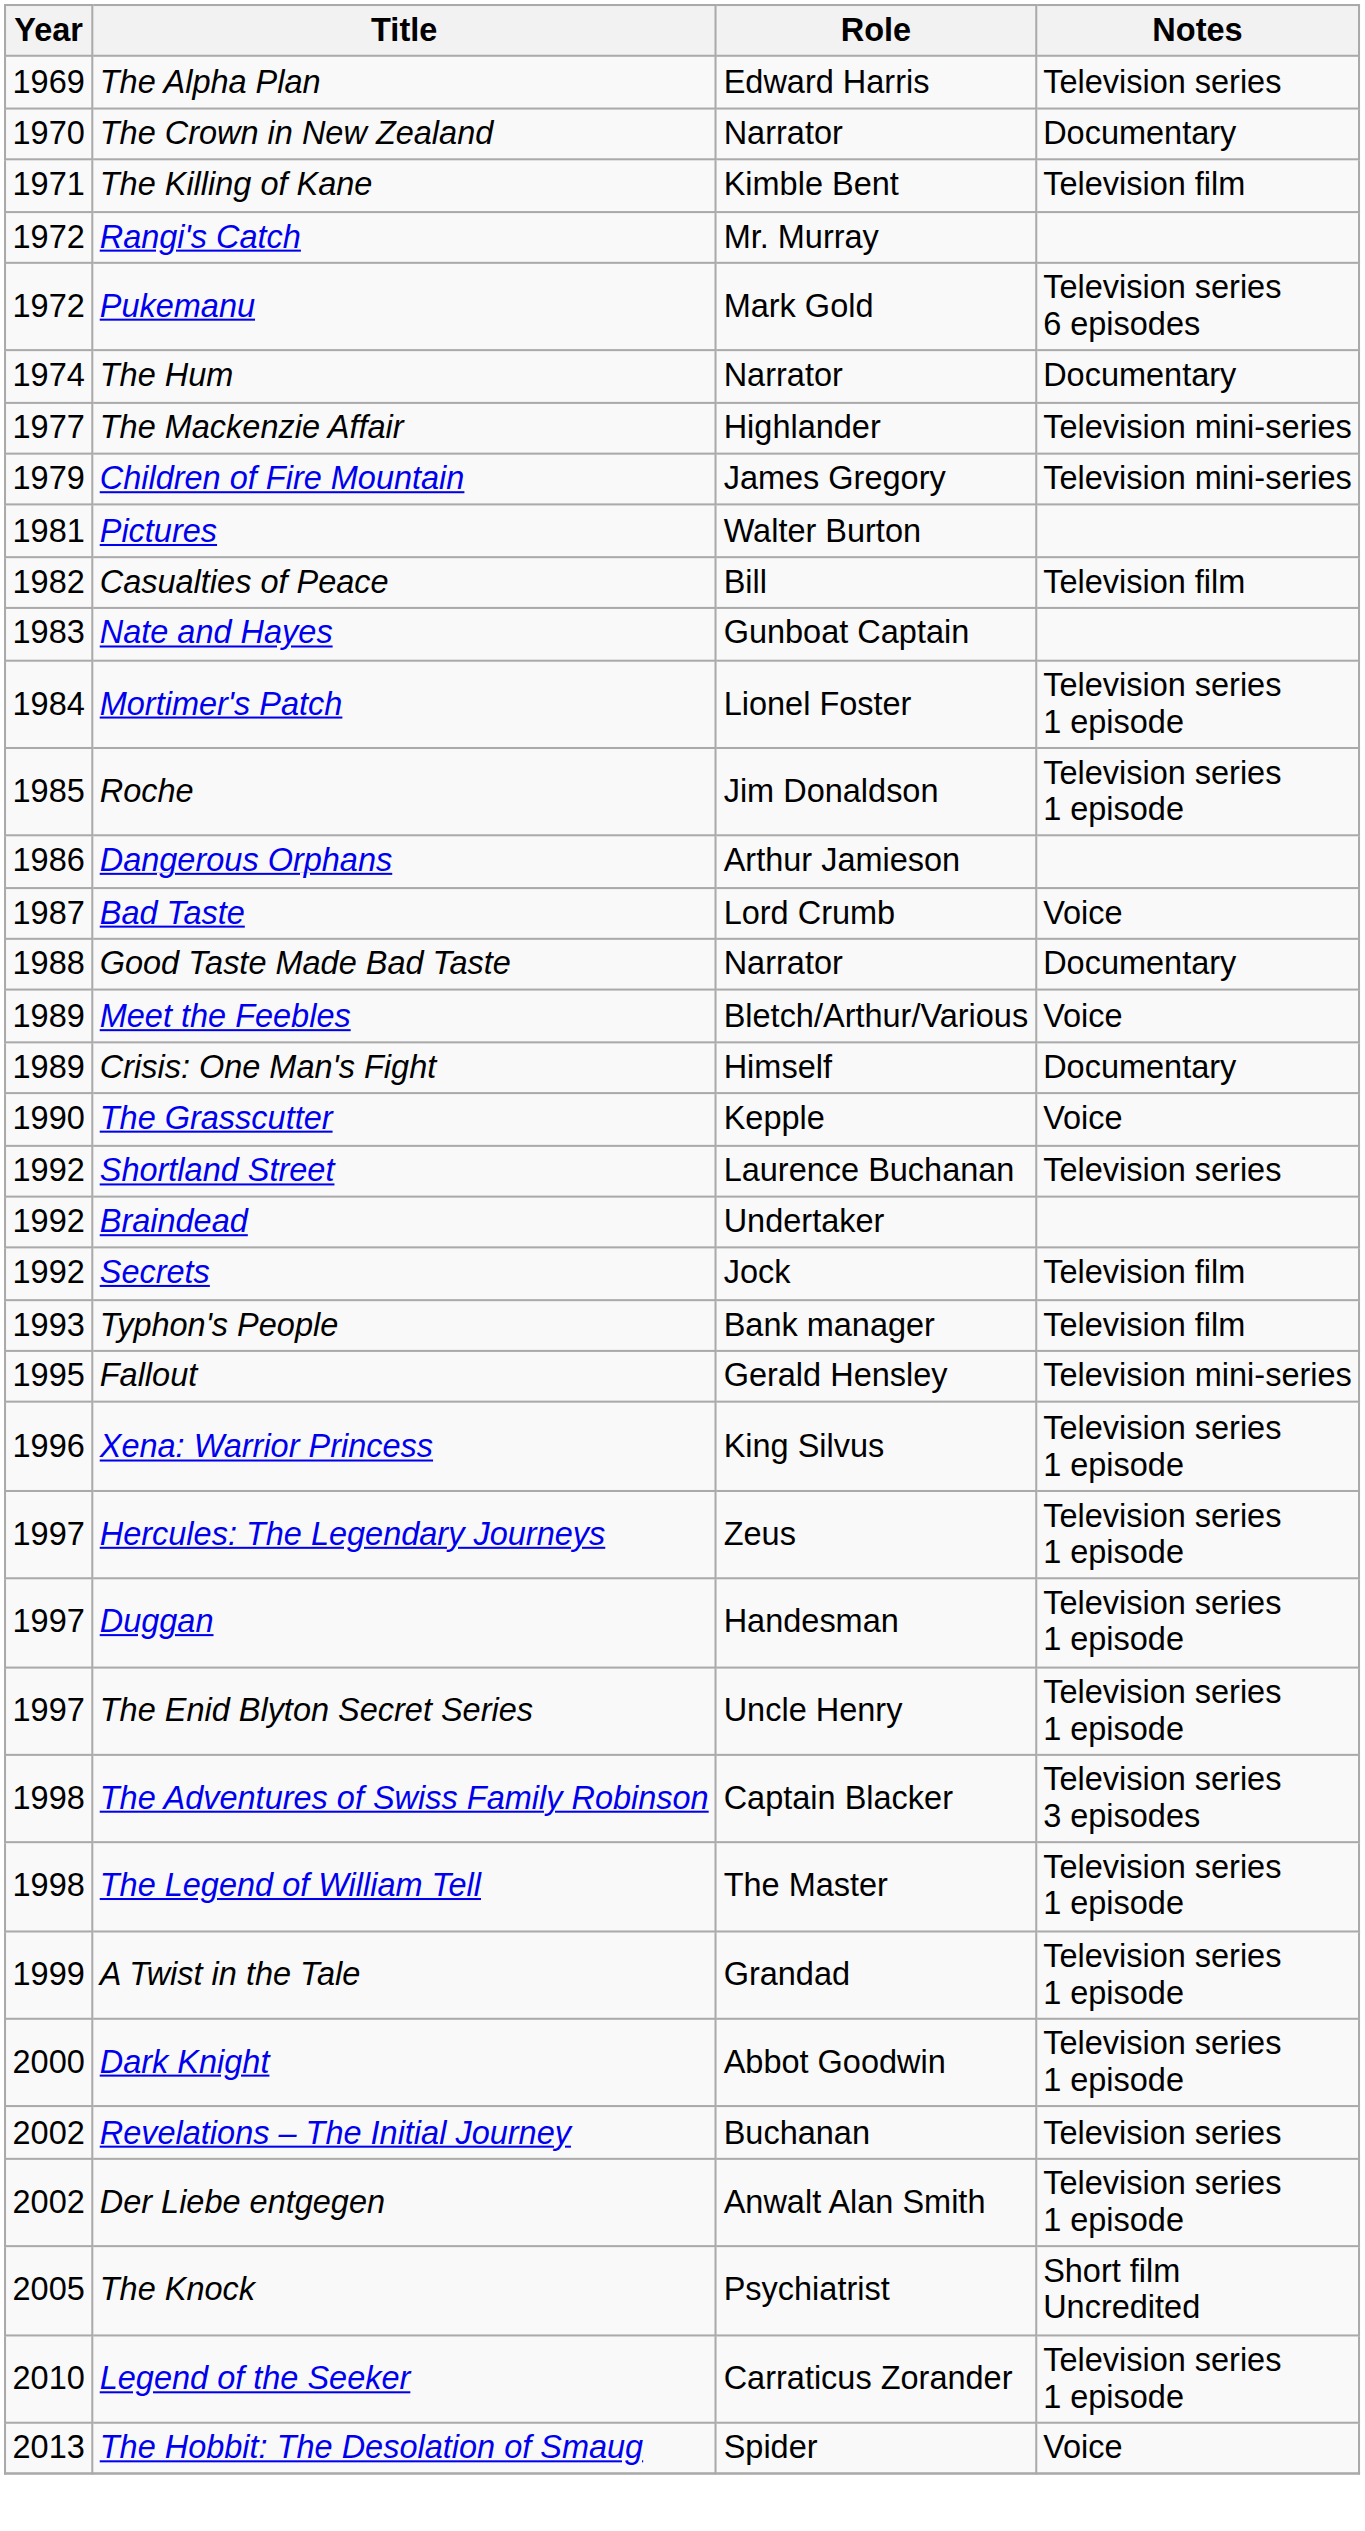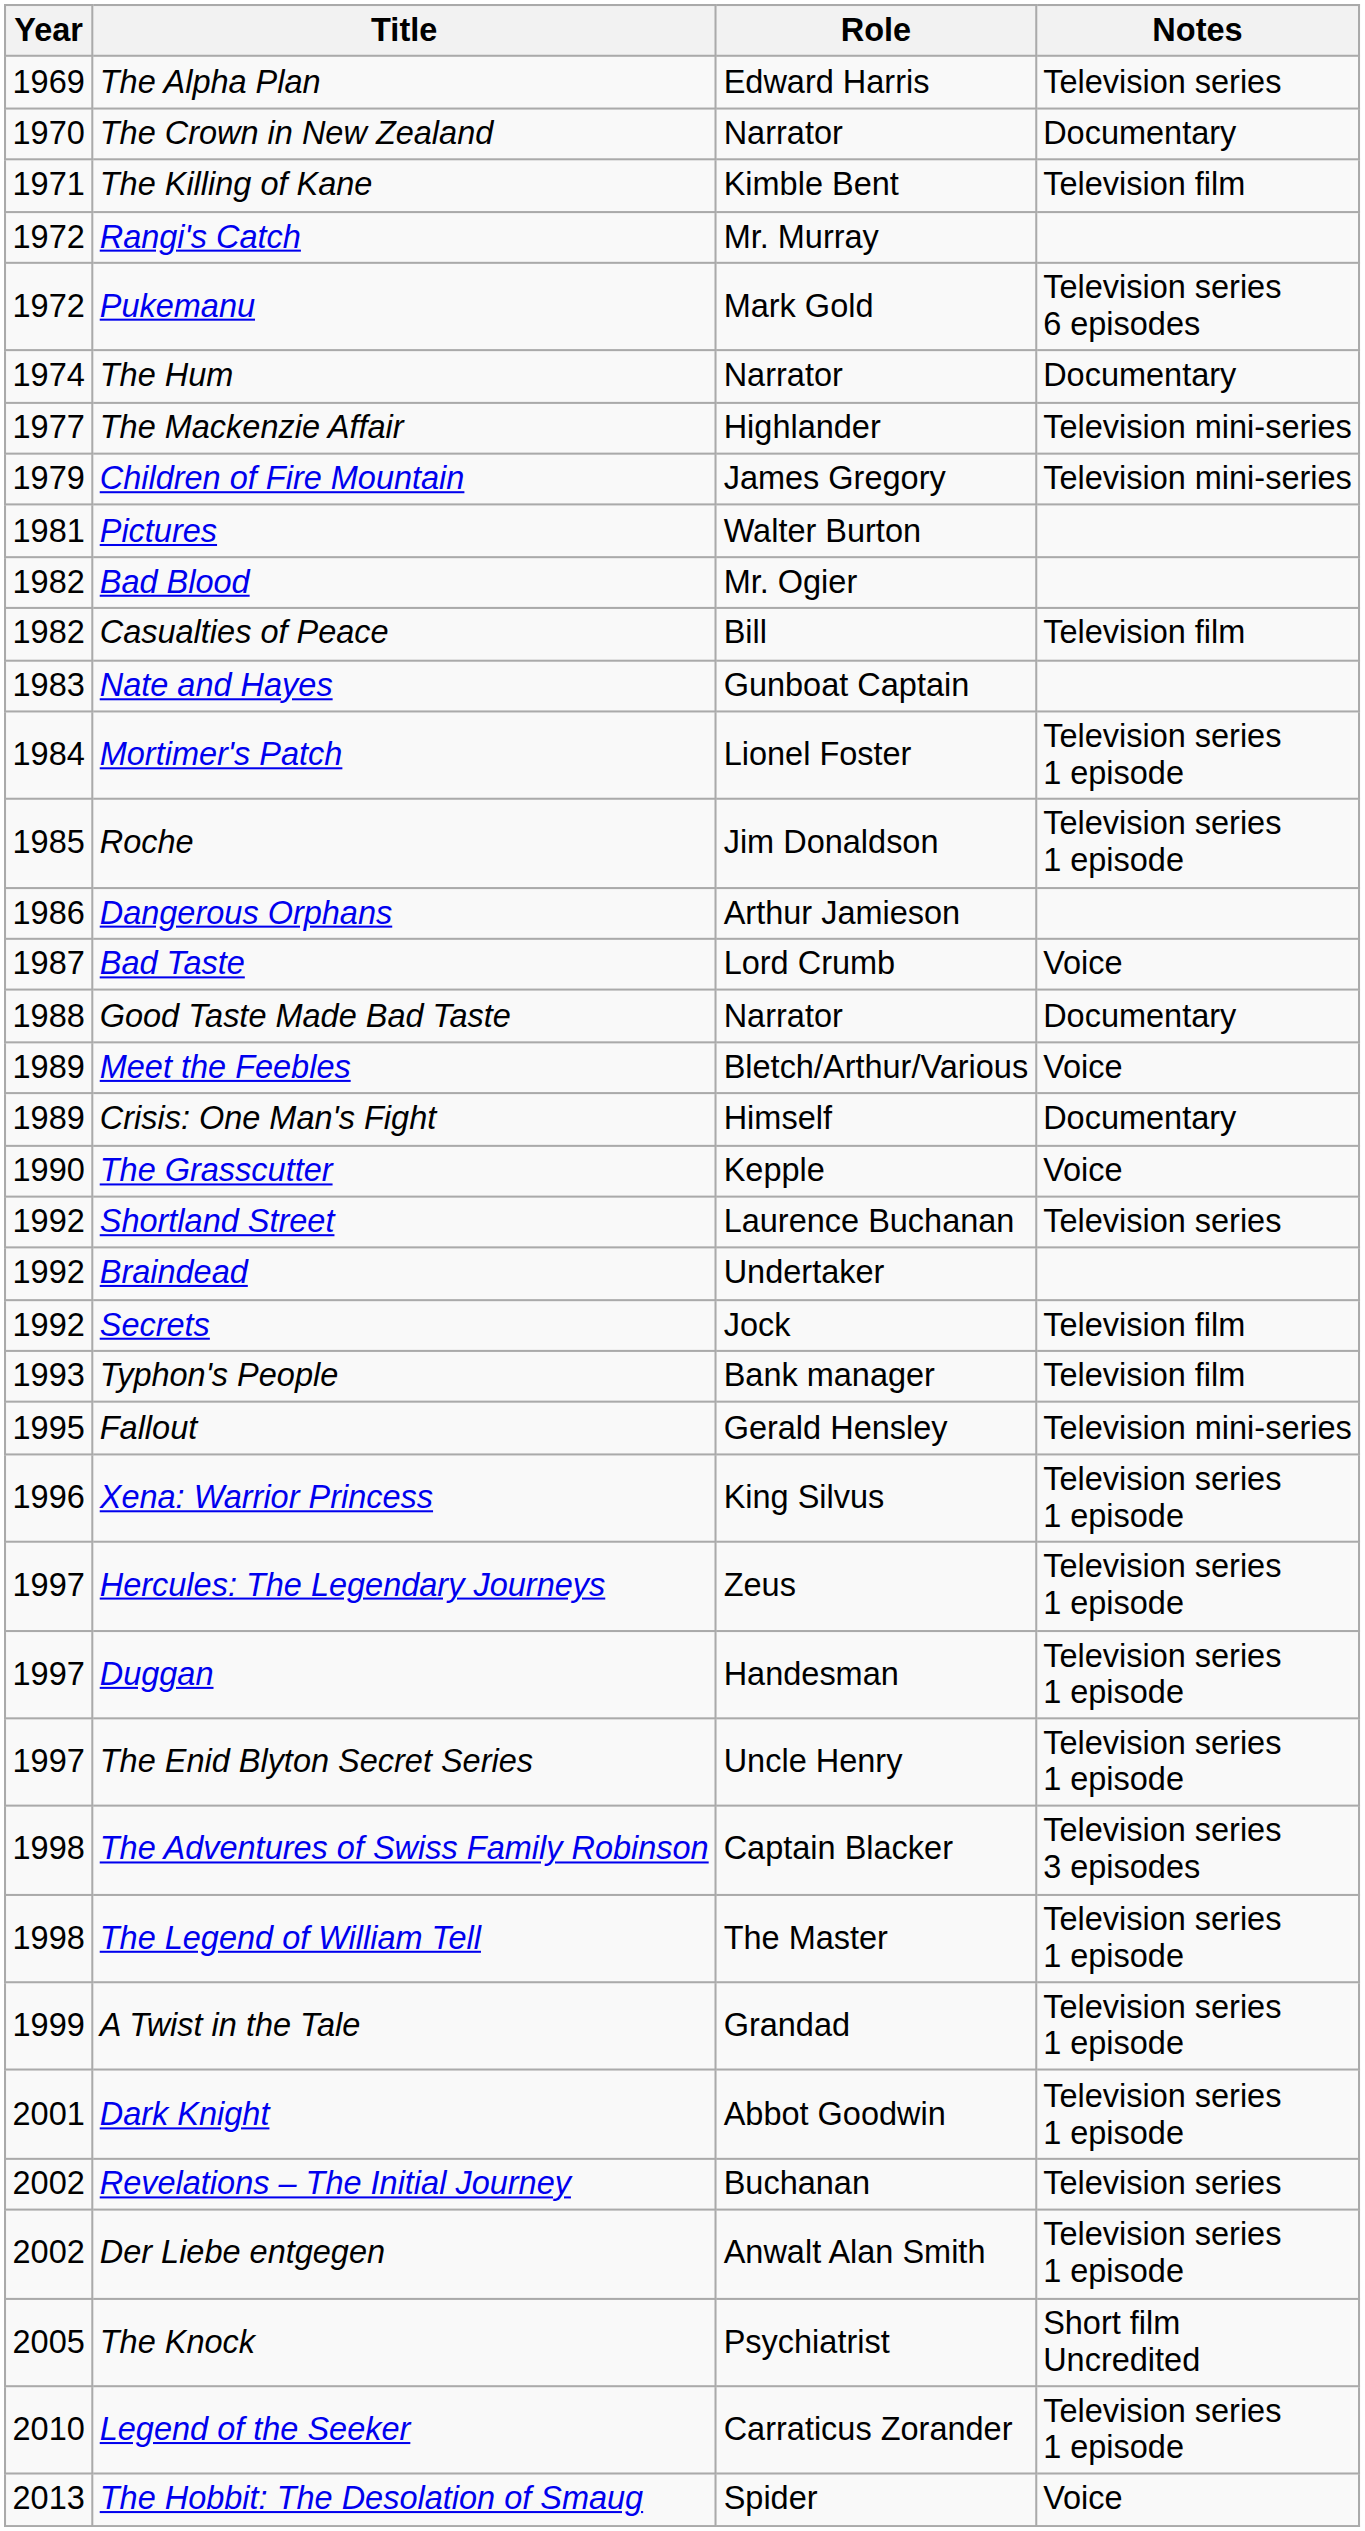+ row: (175, 581)
(49, 2062) 2000 -> (49, 2113) 2001
